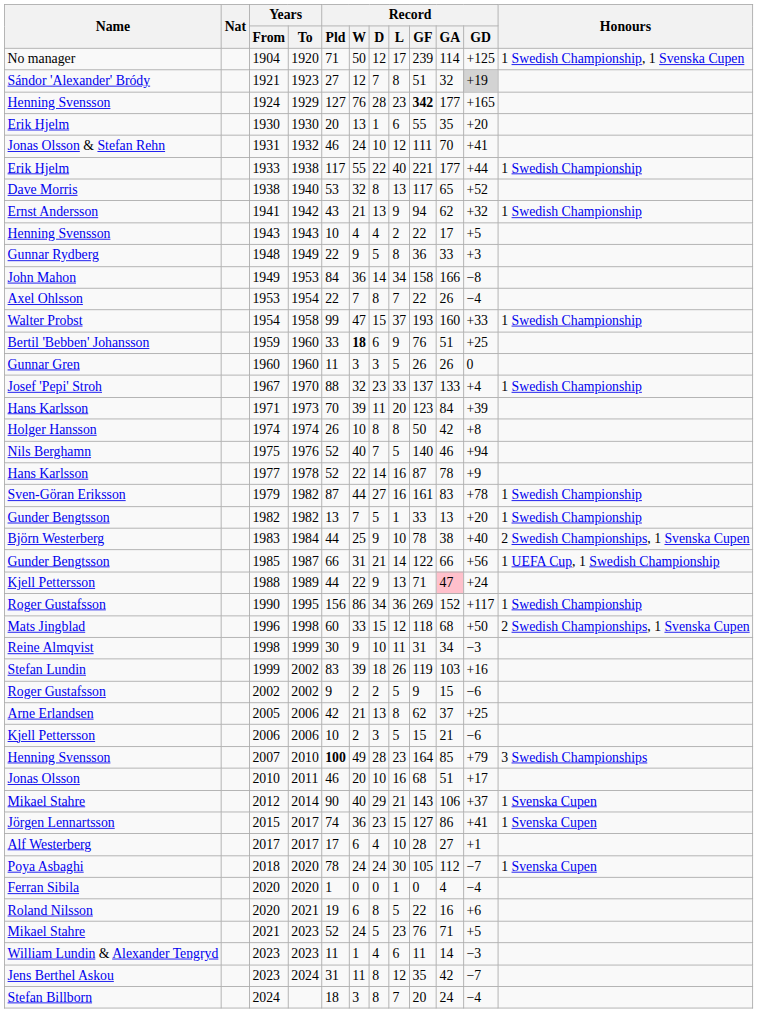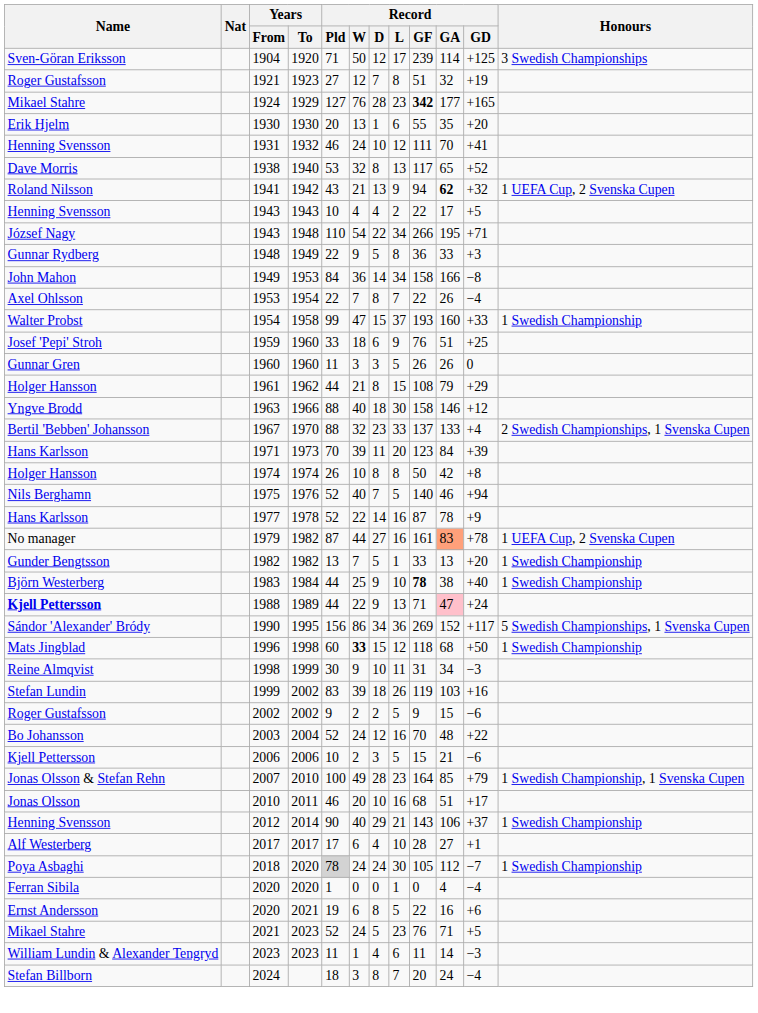(41, 59) No manager -> (67, 59) Sven-Göran Eriksson
(623, 59) 1 Swedish Championship, 1 Svenska Cupen -> (574, 59) 3 Swedish Championships
(79, 80) Sándor 'Alexander' Bródy -> (57, 80) Roger Gustafsson
(477, 80) lightgrey background -> (477, 80) no background
(59, 102) Henning Svensson -> (46, 102) Mikael Stahre
(86, 146) Jonas Olsson & Stefan Rehn -> (59, 146) Henning Svensson
- row: (266, 168)
(53, 211) Ernst Andersson -> (50, 189) Roland Nilsson
(446, 211) normal -> (446, 189) bold
(572, 211) 1 Swedish Championship -> (588, 189) 1 UEFA Cup, 2 Svenska Cupen
+ row: (266, 233)
(78, 342) Bertil 'Bebben' Johansson -> (55, 342) Josef 'Pepi' Stroh
(359, 342) bold -> (359, 342) normal
+ row: (266, 386)
+ row: (266, 408)
(55, 386) Josef 'Pepi' Stroh -> (78, 430) Bertil 'Bebben' Johansson
(572, 386) 1 Swedish Championship -> (625, 430) 2 Swedish Championships, 1 Svenska Cupen
(67, 495) Sven-Göran Eriksson -> (41, 539) No manager
(446, 495) no background -> (446, 539) lightsalmon background
(572, 495) 1 Swedish Championship -> (588, 539) 1 UEFA Cup, 2 Svenska Cupen
(419, 539) normal -> (419, 582) bold
(625, 539) 2 Swedish Championships, 1 Svenska Cupen -> (572, 582) 1 Swedish Championship
- row: (266, 560)
(51, 582) normal -> (54, 604) bold
(57, 604) Roger Gustafsson -> (79, 626) Sándor 'Alexander' Bródy
(572, 604) 1 Swedish Championship -> (625, 626) 5 Swedish Championships, 1 Svenska Cupen
(359, 626) normal -> (359, 648) bold
(625, 626) 2 Swedish Championships, 1 Svenska Cupen -> (572, 648) 1 Swedish Championship
+ row: (266, 735)
- row: (266, 713)
(59, 757) Henning Svensson -> (86, 779) Jonas Olsson & Stefan Rehn
(336, 757) bold -> (336, 779) normal
(574, 757) 3 Swedish Championships -> (623, 779) 1 Swedish Championship, 1 Svenska Cupen
(46, 801) Mikael Stahre -> (59, 822) Henning Svensson
(549, 801) 1 Svenska Cupen -> (572, 822) 1 Swedish Championship
- row: (266, 822)
(332, 866) no background -> (332, 866) lightgrey background
(549, 866) 1 Svenska Cupen -> (572, 866) 1 Swedish Championship
(50, 910) Roland Nilsson -> (53, 910) Ernst Andersson
- row: (266, 975)
